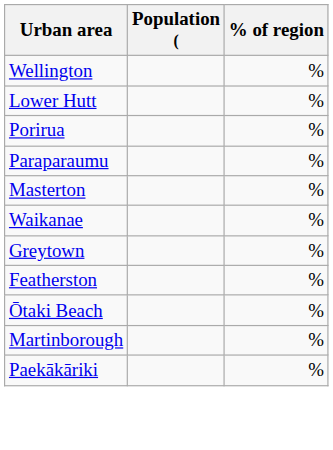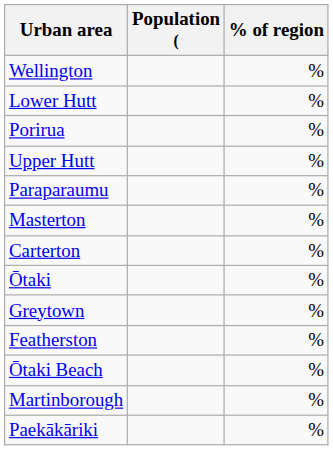+ row: (52, 160)
- row: (46, 220)
+ row: (45, 250)
+ row: (30, 280)
